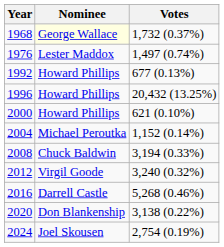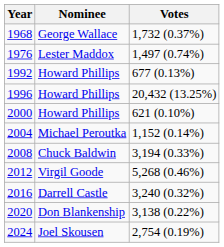(78, 34) lightyellow background -> (78, 34) no background
(168, 172) 3,240 (0.32%) -> (168, 172) 5,268 (0.46%)
(168, 192) 5,268 (0.46%) -> (168, 192) 3,240 (0.32%)
